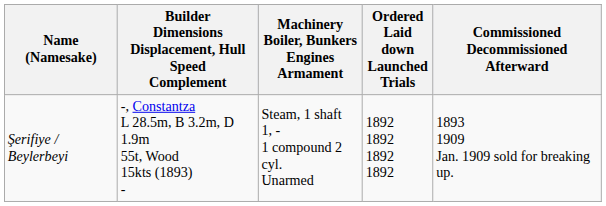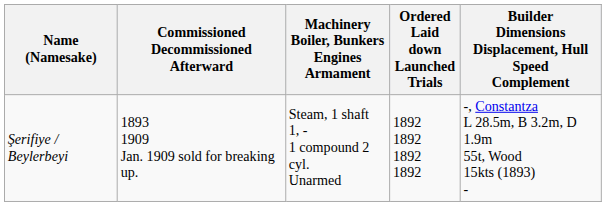columns swapped: (188, 49) <-> (517, 49)
